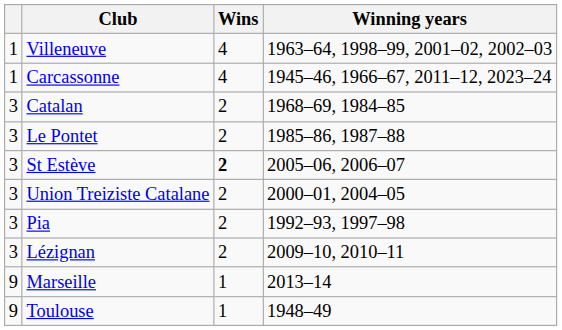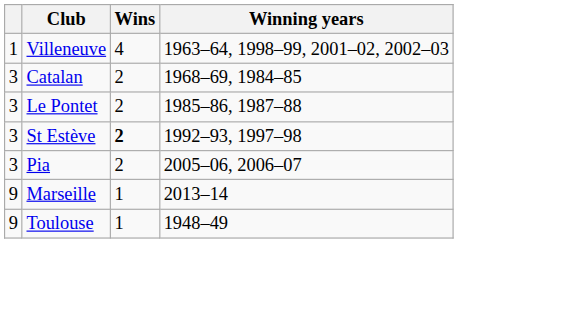- row: (73, 77)
(336, 164) 2005–06, 2006–07 -> (233, 135) 1992–93, 1997–98
- row: (118, 194)
(336, 223) 1992–93, 1997–98 -> (233, 164) 2005–06, 2006–07
- row: (61, 252)
